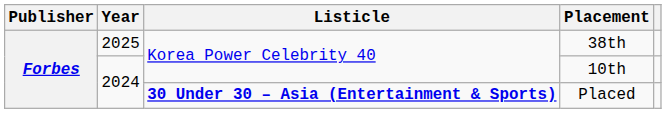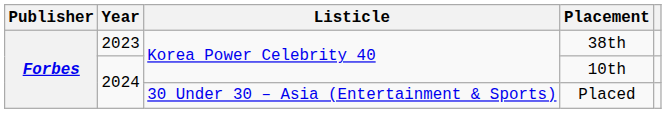(121, 43) 2025 -> (121, 43) 2023
(352, 95) bold -> (352, 95) normal
